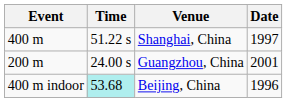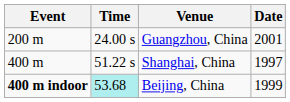rows swapped: (191, 62) <-> (185, 39)
(46, 86) normal -> (48, 86) bold
(264, 86) 1996 -> (268, 86) 1999
